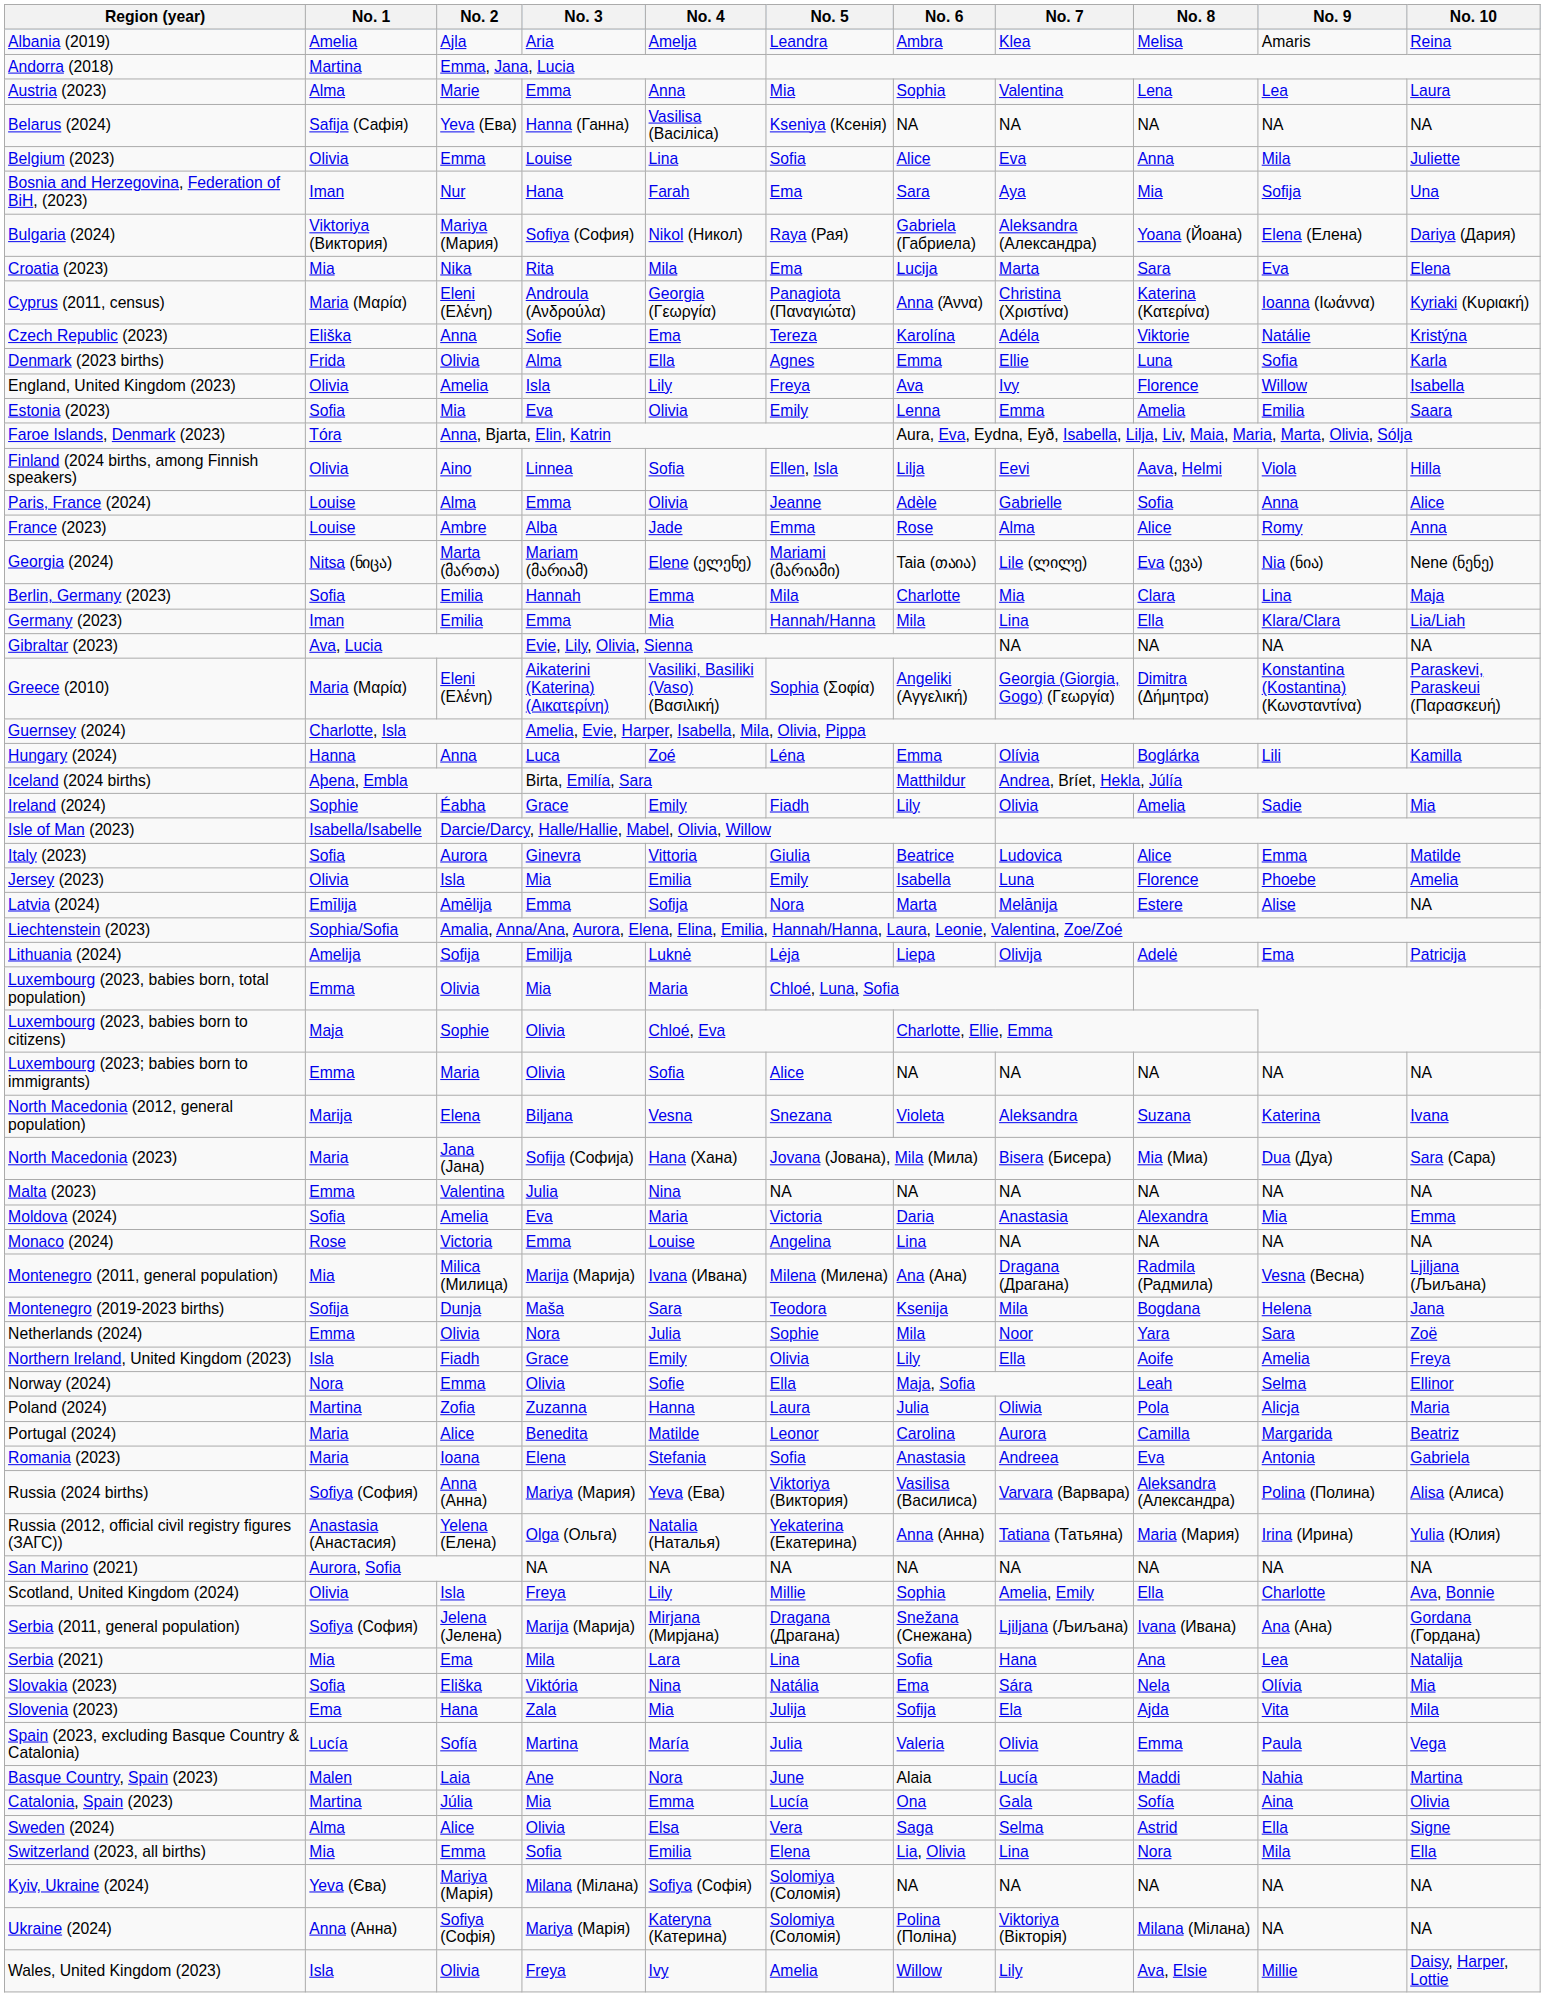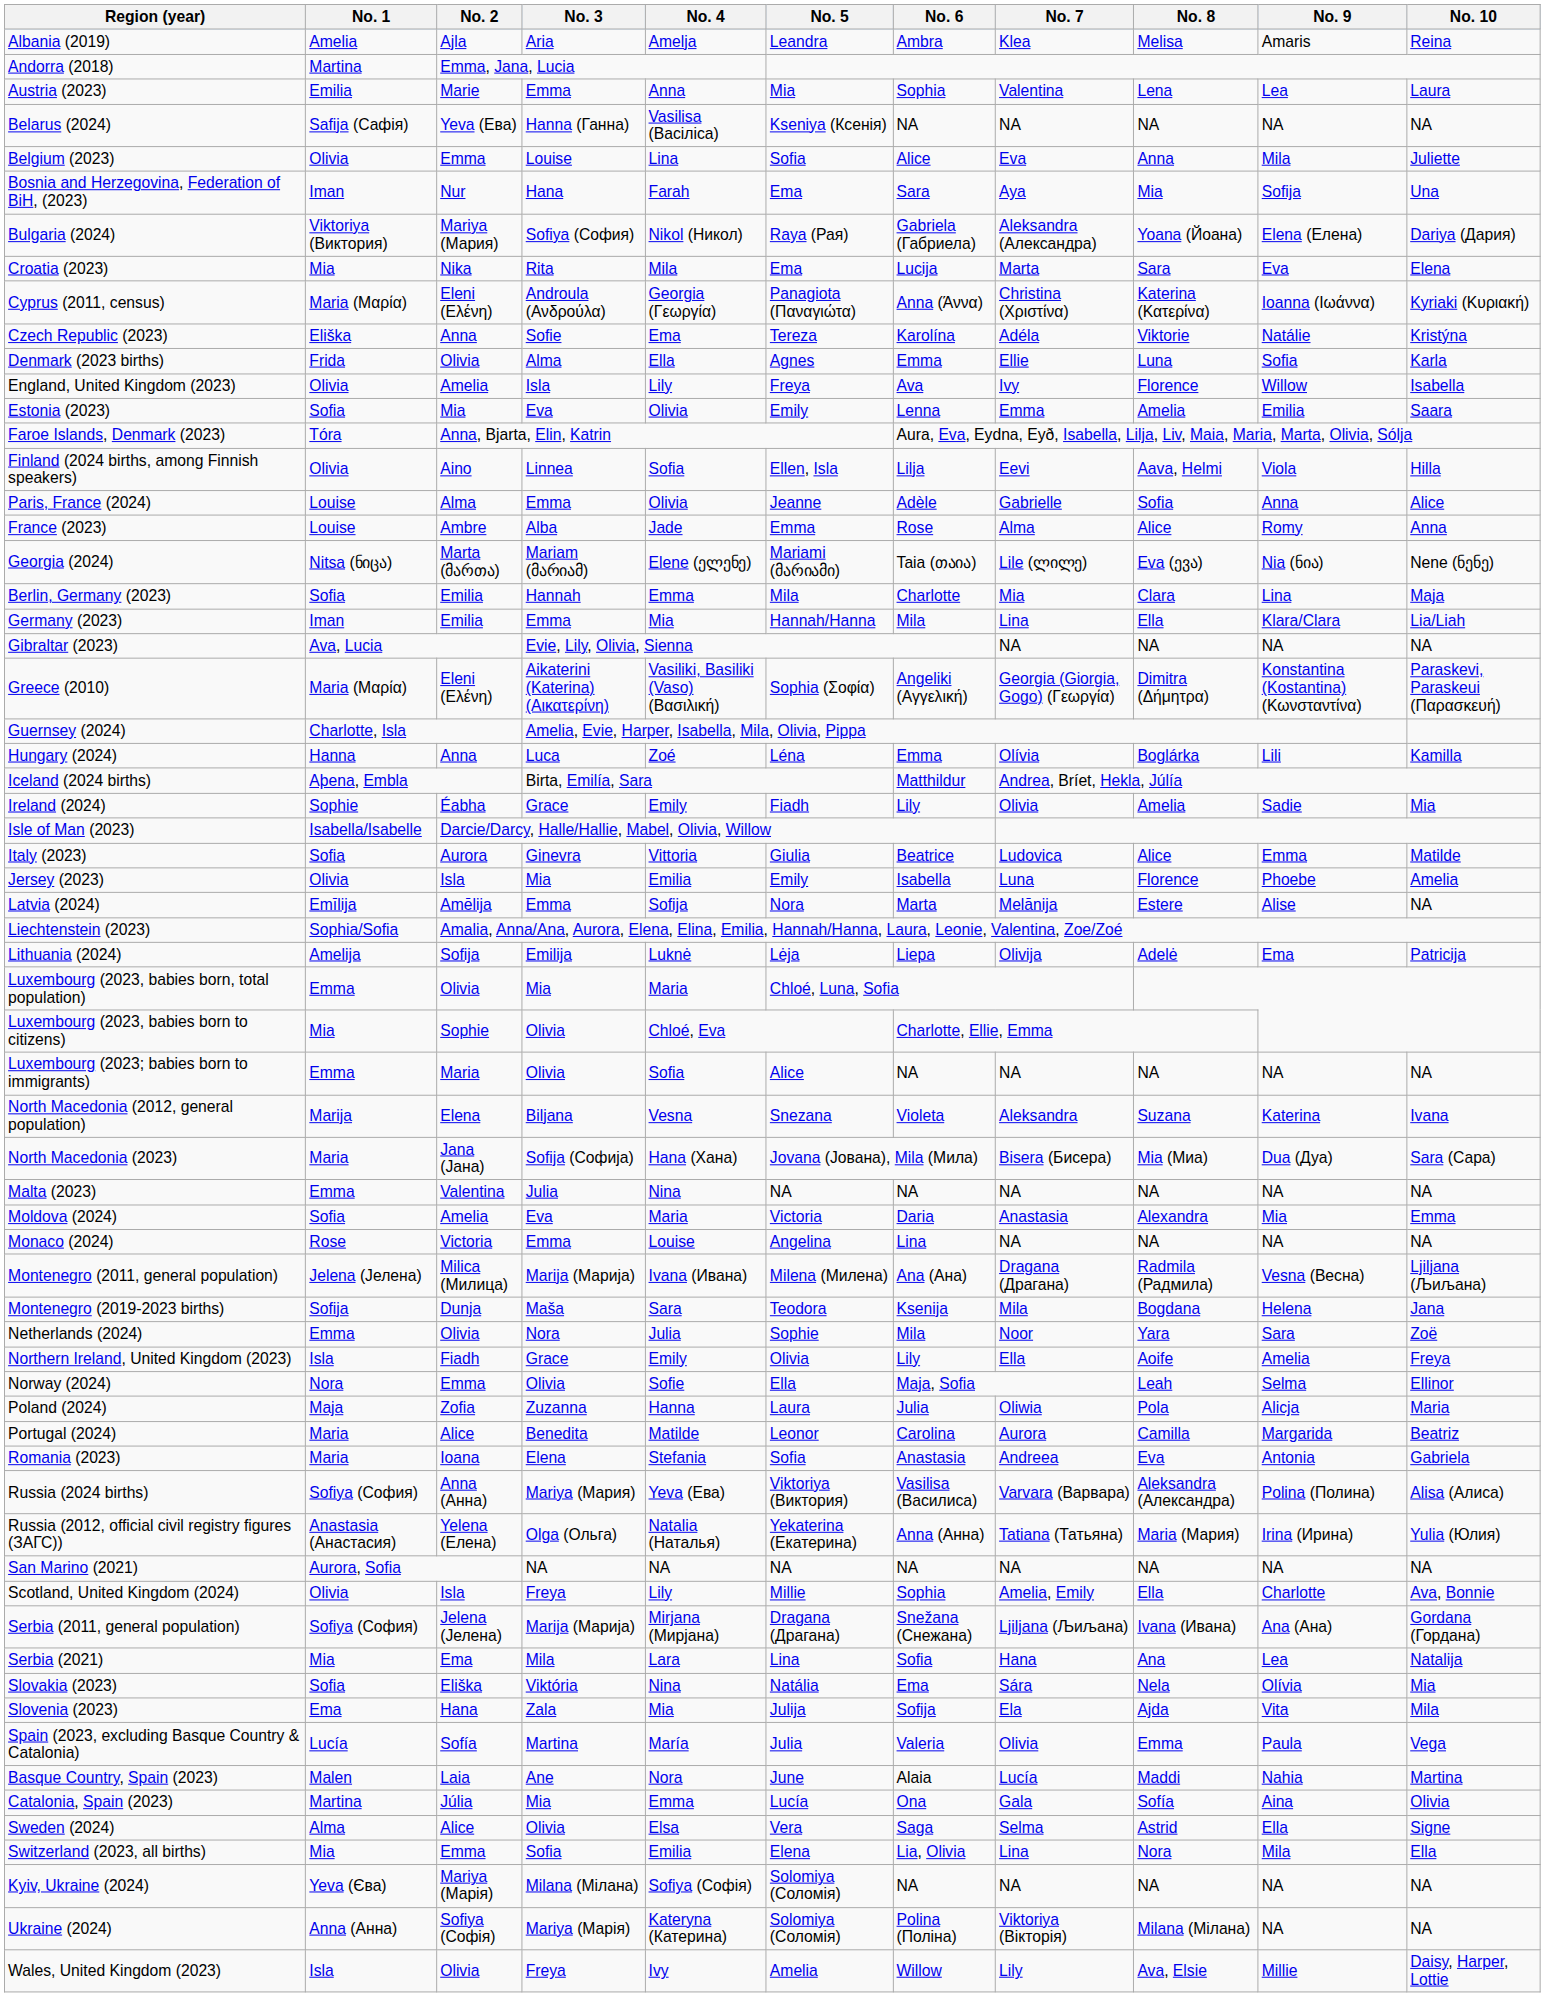(327, 91) Alma -> (331, 91) Emilia
(326, 1030) Maja -> (322, 1030) Mia
(322, 1275) Mia -> (365, 1275) Jelena (Јелена)
(335, 1408) Martina -> (326, 1408) Maja
